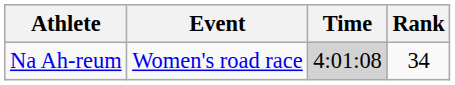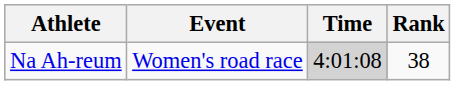(419, 60) 34 -> (419, 60) 38
